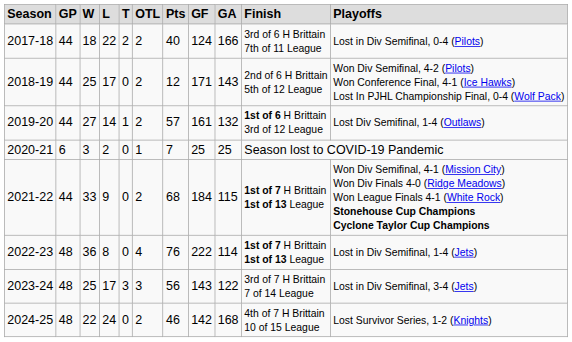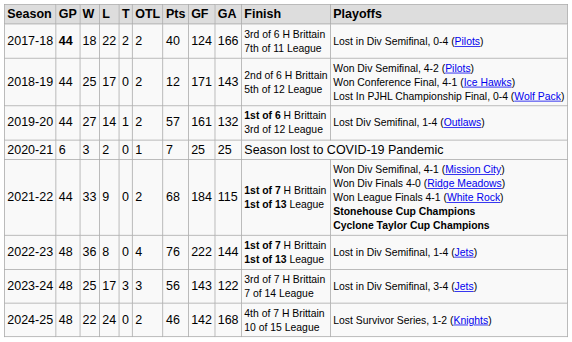(66, 41) normal -> (66, 41) bold
(228, 252) 114 -> (228, 252) 144
